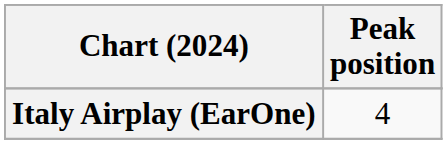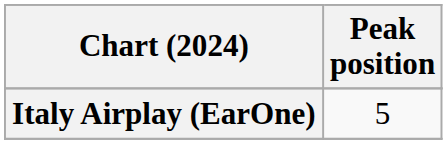(383, 113) 4 -> (383, 113) 5
